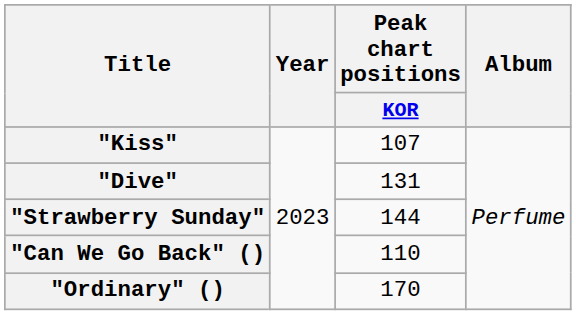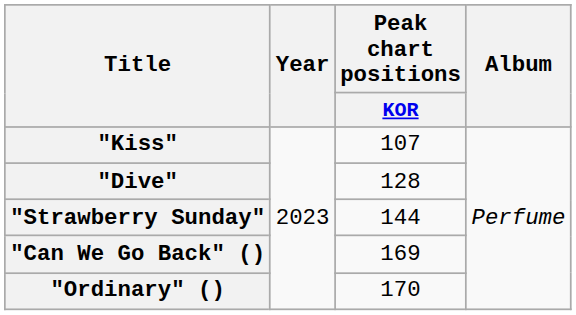(400, 181) 131 -> (400, 181) 128
(400, 254) 110 -> (400, 254) 169
